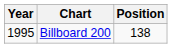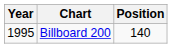(140, 33) 138 -> (140, 33) 140
